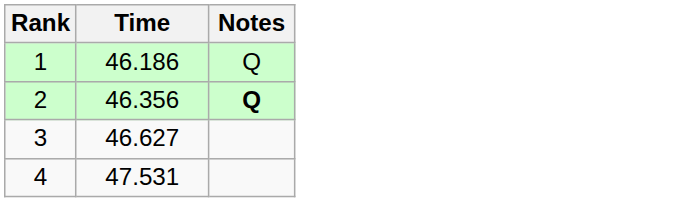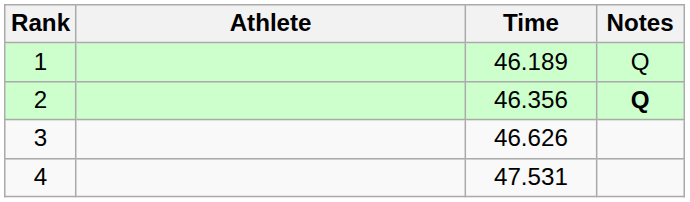+ column: (271, 23)
(142, 61) 46.186 -> (531, 61) 46.189
(142, 138) 46.627 -> (531, 138) 46.626
